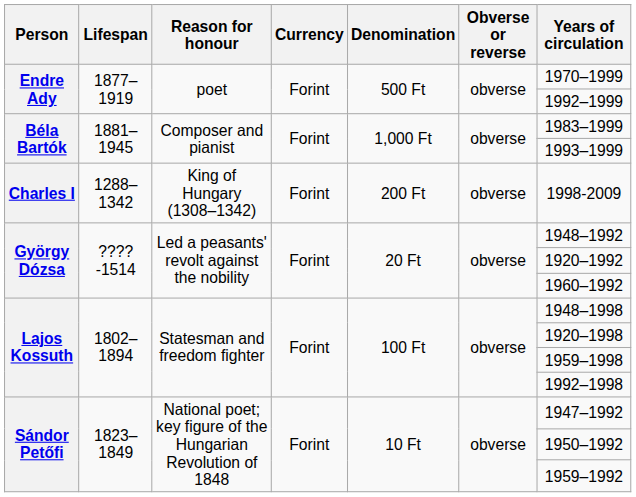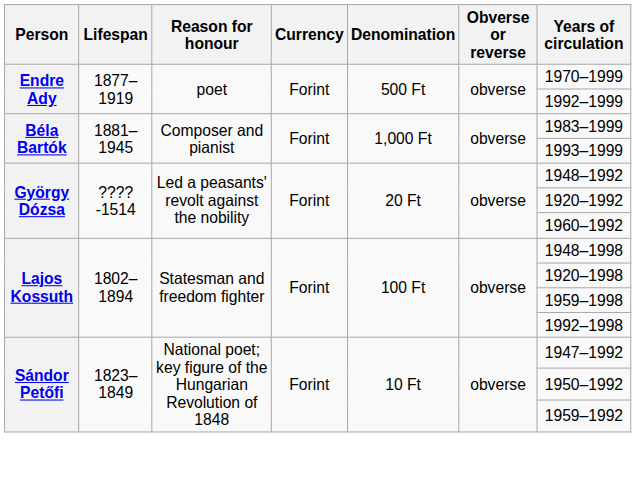- row: (42, 194)
